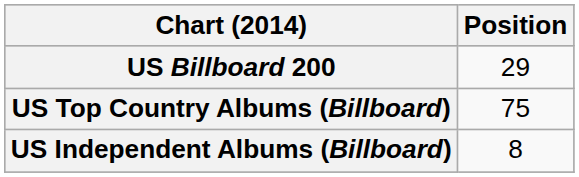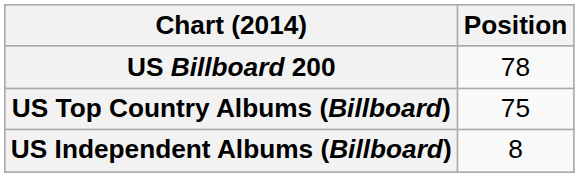(515, 66) 29 -> (515, 66) 78
